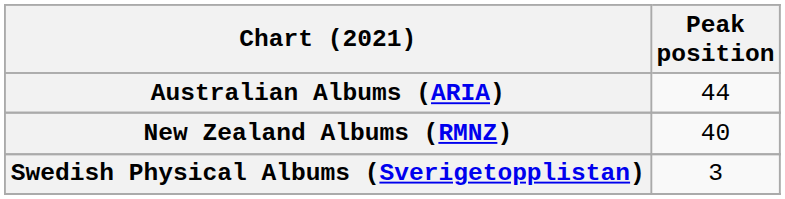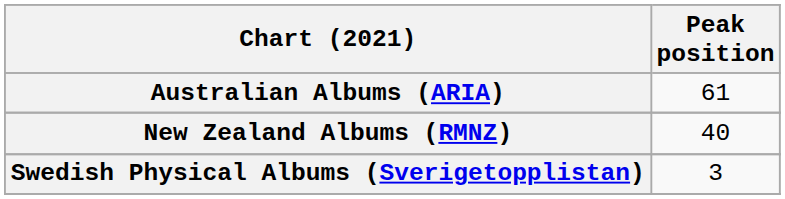(716, 93) 44 -> (716, 93) 61
